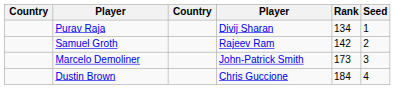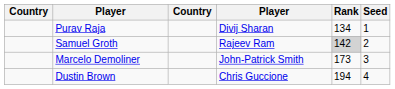(342, 44) no background -> (342, 44) lightgrey background
(342, 76) 184 -> (342, 76) 194
